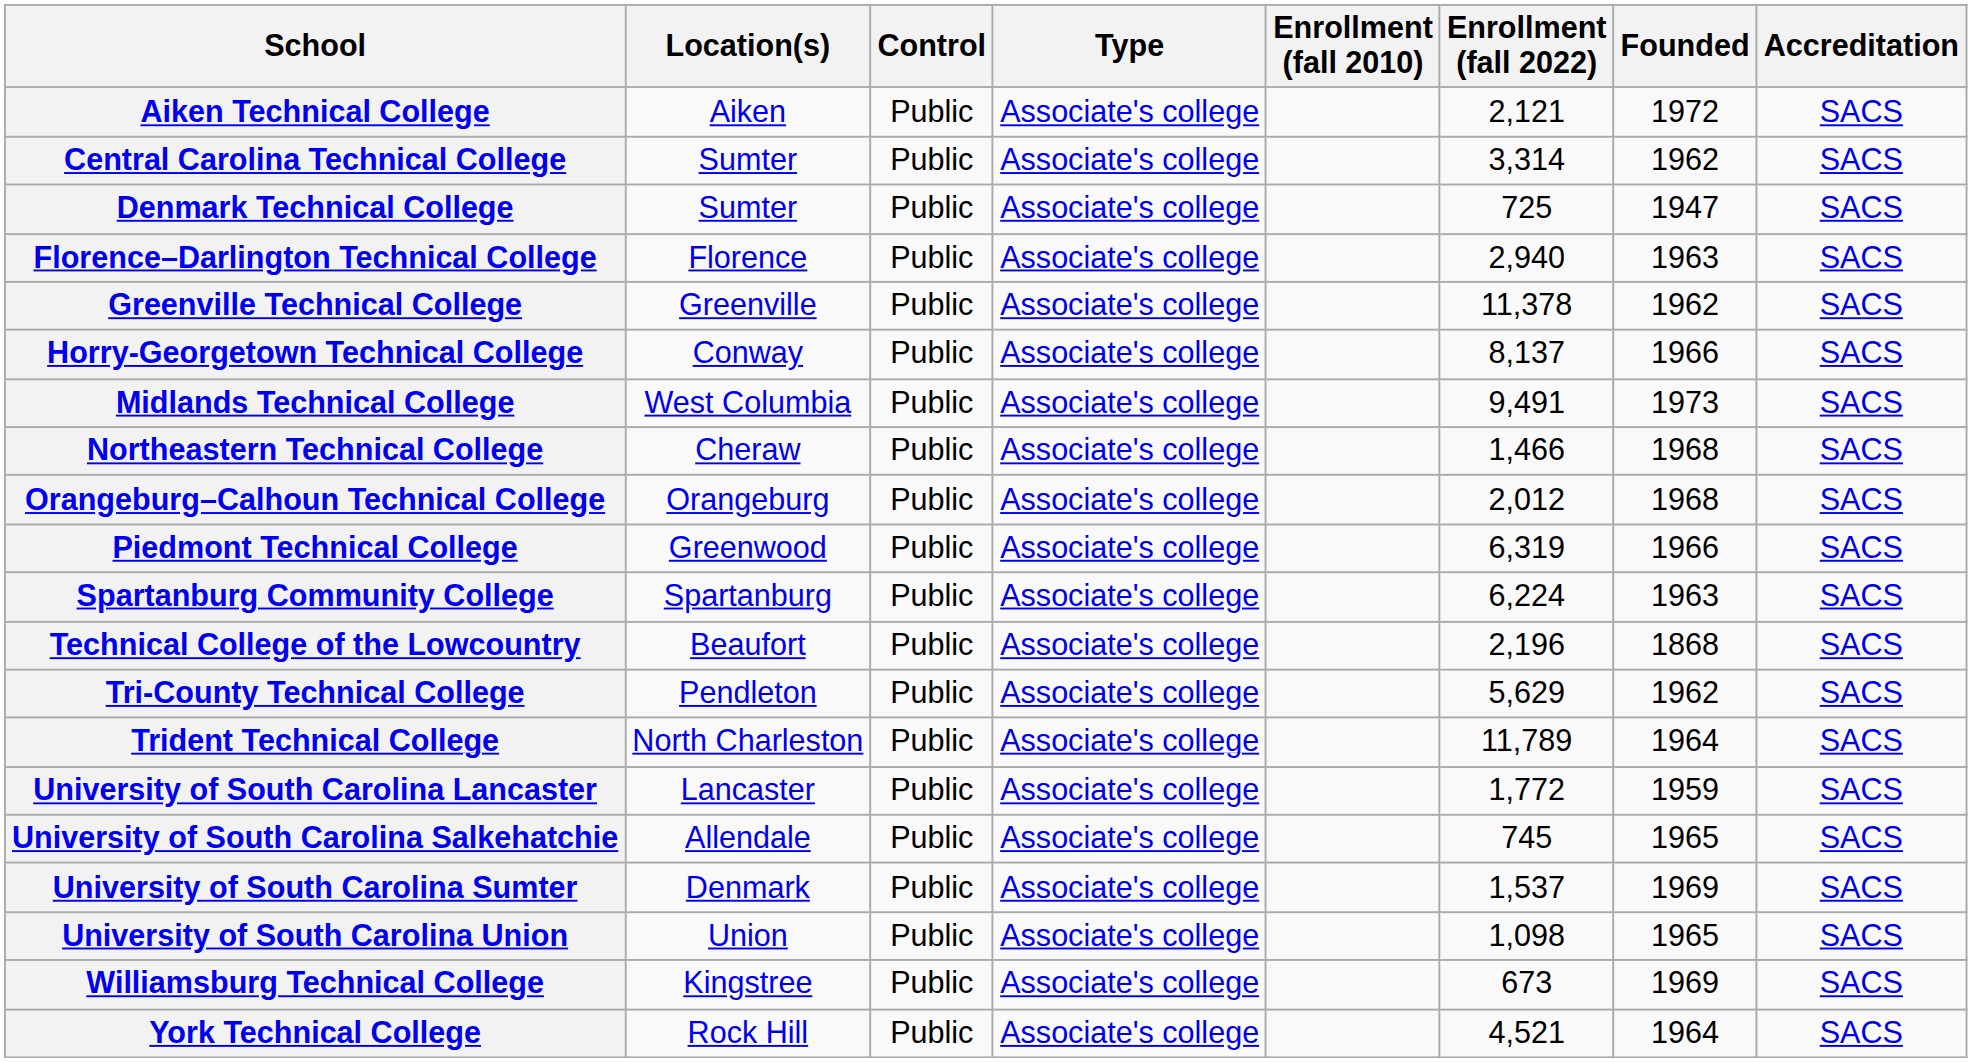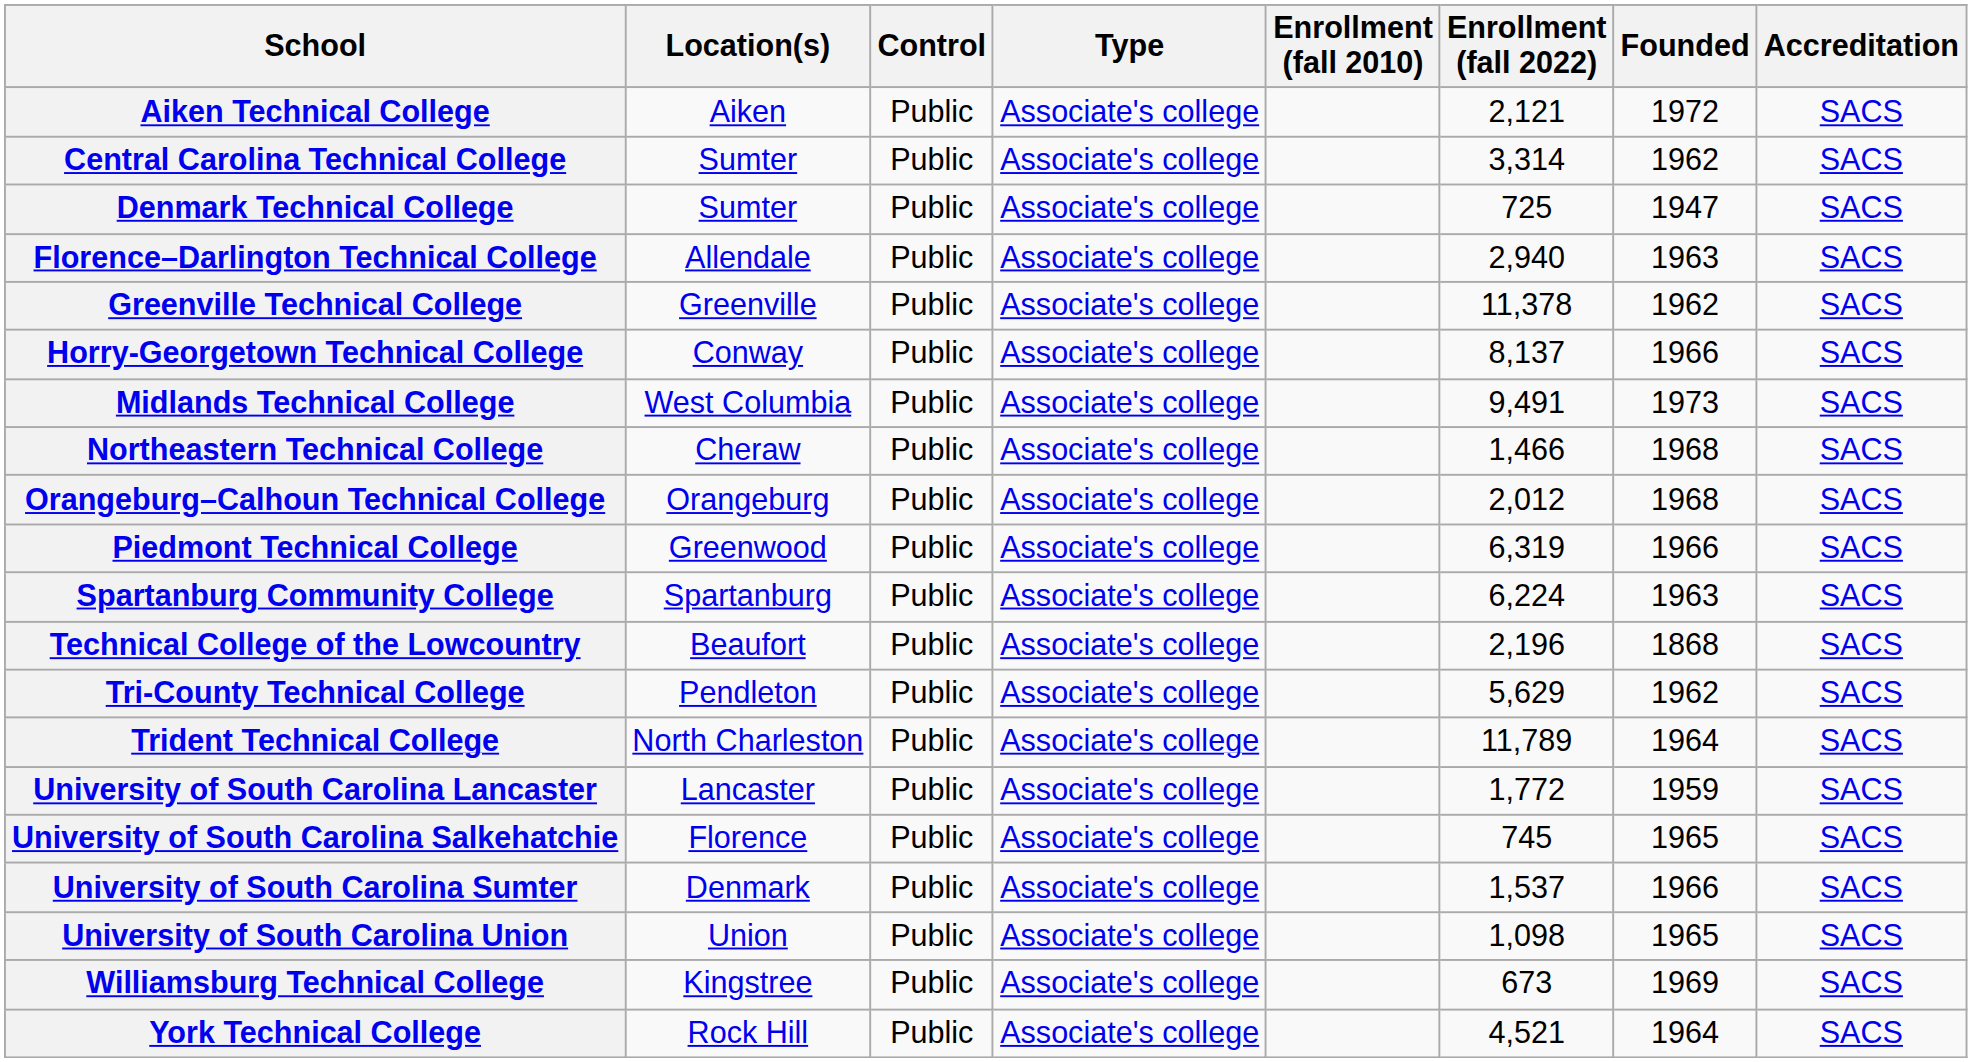(748, 256) Florence -> (748, 256) Allendale
(748, 838) Allendale -> (748, 838) Florence
(1685, 887) 1969 -> (1685, 887) 1966
